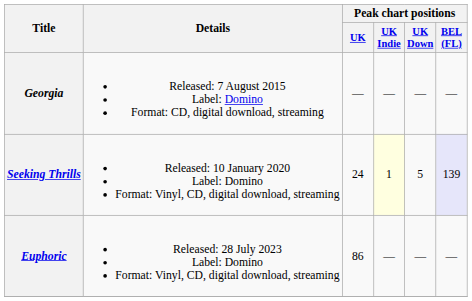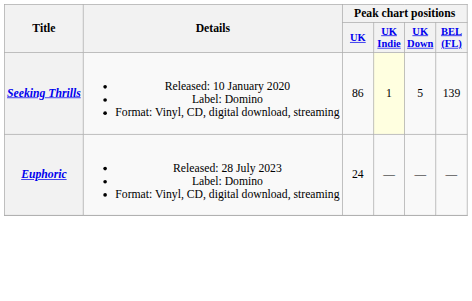- row: (44, 93)
(358, 174) 24 -> (358, 93) 86
(451, 174) lavender background -> (451, 93) no background
(358, 256) 86 -> (358, 174) 24
